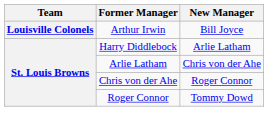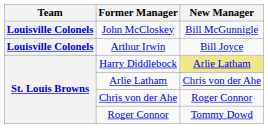+ row: (138, 30)
(222, 47) no background -> (222, 64) khaki background
